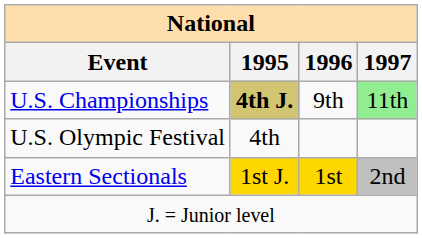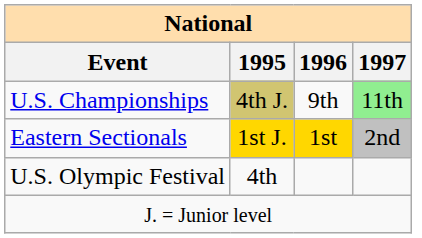(265, 99) bold -> (262, 99) normal
rows swapped: (99, 175) <-> (118, 137)
